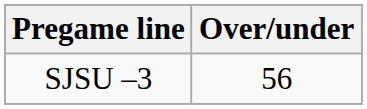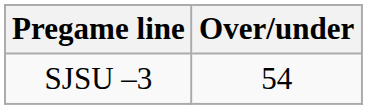(277, 78) 56 -> (277, 78) 54
